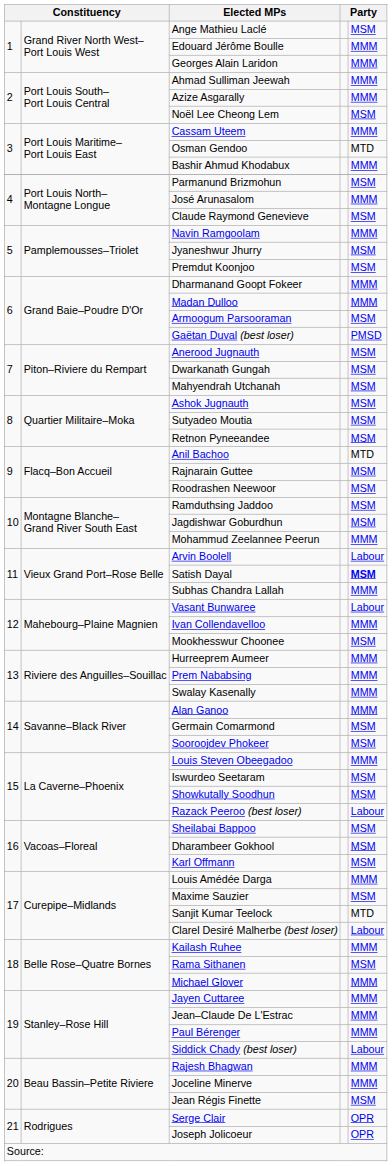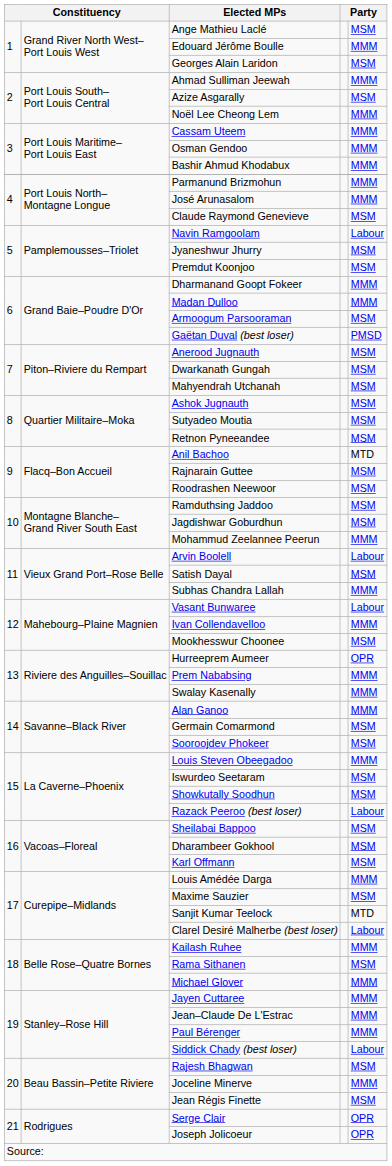(364, 64) MMM -> (363, 64) MSM
(364, 98) MMM -> (363, 98) MSM
(363, 115) MSM -> (364, 115) MMM
(362, 149) MTD -> (364, 149) MMM
(363, 183) MSM -> (364, 183) MMM
(364, 234) MMM -> (367, 234) Labour
(363, 574) bold -> (363, 574) normal
(364, 659) MMM -> (362, 659) OPR
(364, 1067) MMM -> (363, 1067) MSM
